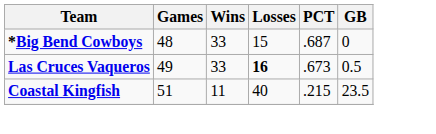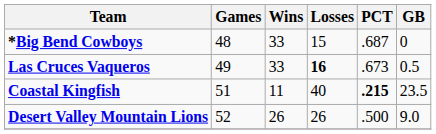(317, 91) normal -> (375, 91) bold
+ row: (108, 116)
